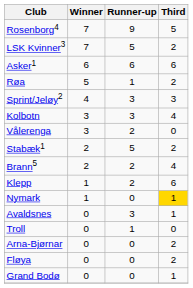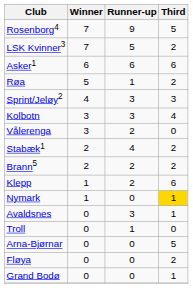(132, 147) 5 -> (132, 147) 4
(173, 166) 4 -> (173, 166) 2
(173, 244) 2 -> (173, 244) 5
